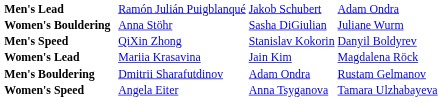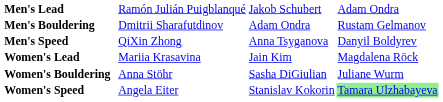rows swapped: (49, 74) <-> (57, 25)
(292, 41) Stanislav Kokorin -> (289, 41) Anna Tsyganova
(289, 90) Anna Tsyganova -> (292, 90) Stanislav Kokorin
(388, 90) no background -> (388, 90) lightgreen background
